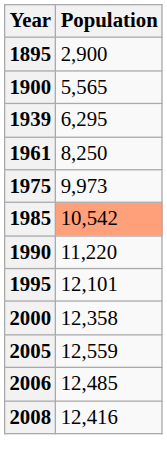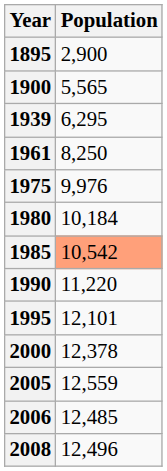(84, 185) 9,973 -> (84, 185) 9,976
+ row: (30, 218)
(89, 317) 12,358 -> (89, 350) 12,378
(89, 416) 12,416 -> (89, 449) 12,496
